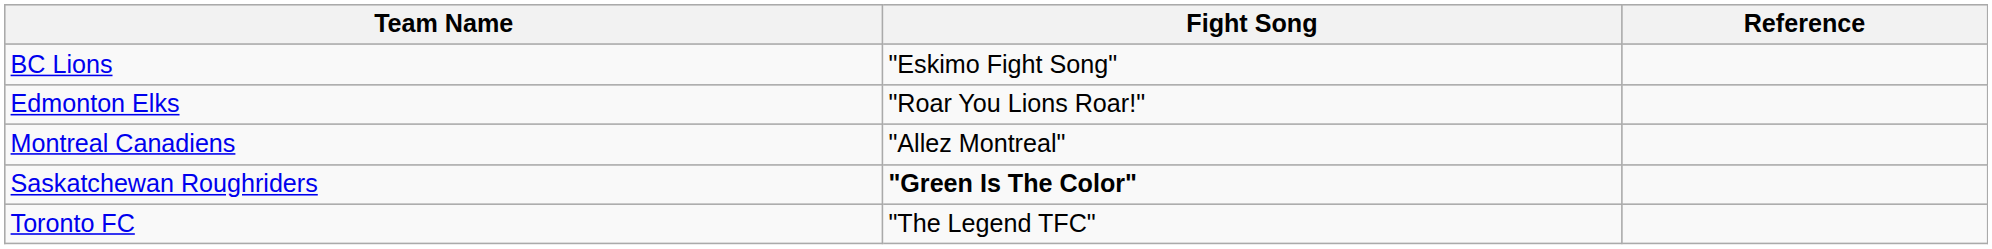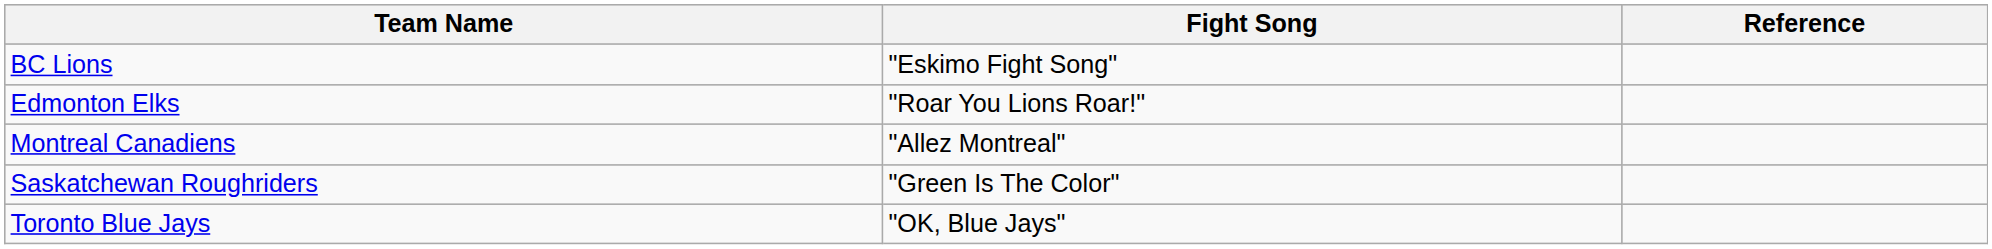(1013, 183) bold -> (1004, 183) normal
+ row: (110, 223)
- row: (73, 223)
